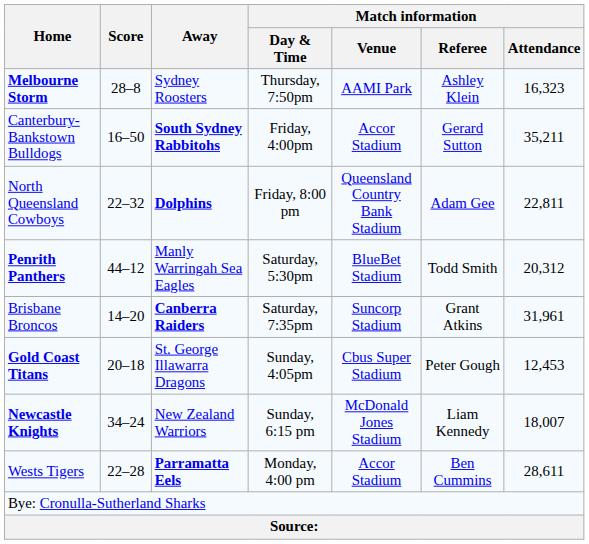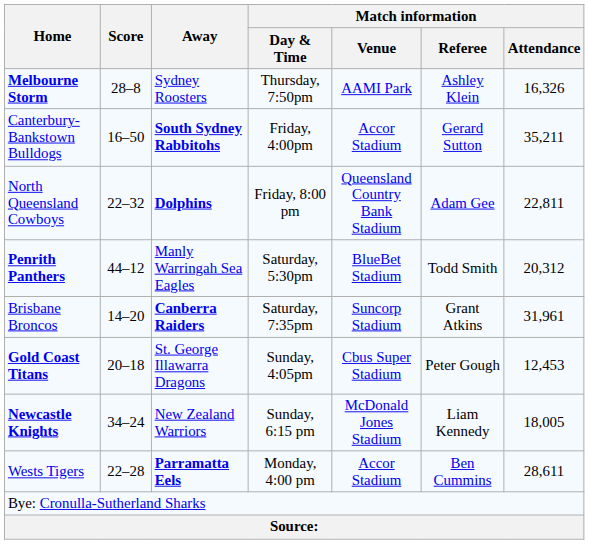(544, 88) 16,323 -> (544, 88) 16,326
(544, 422) 18,007 -> (544, 422) 18,005
